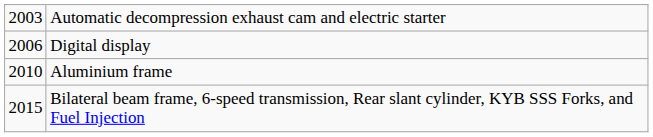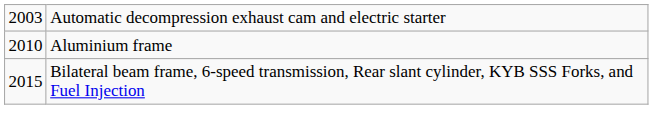- row: (100, 44)
